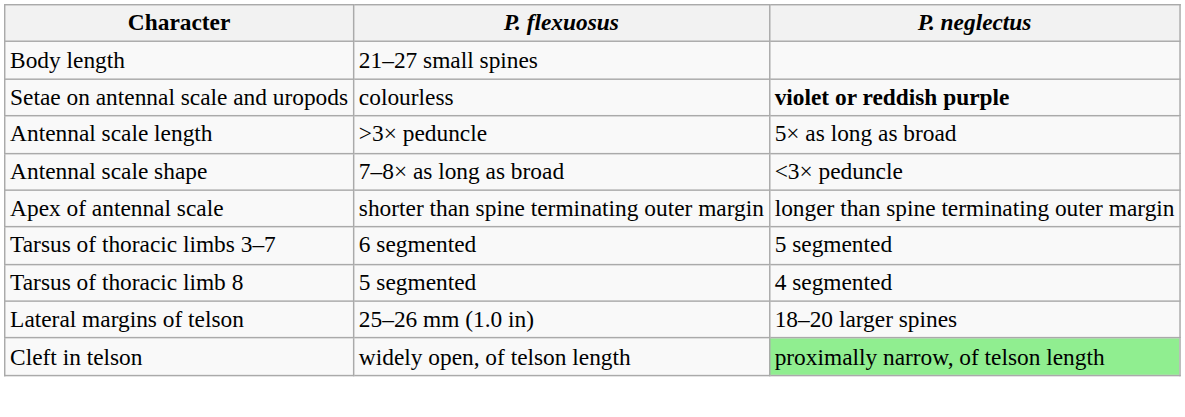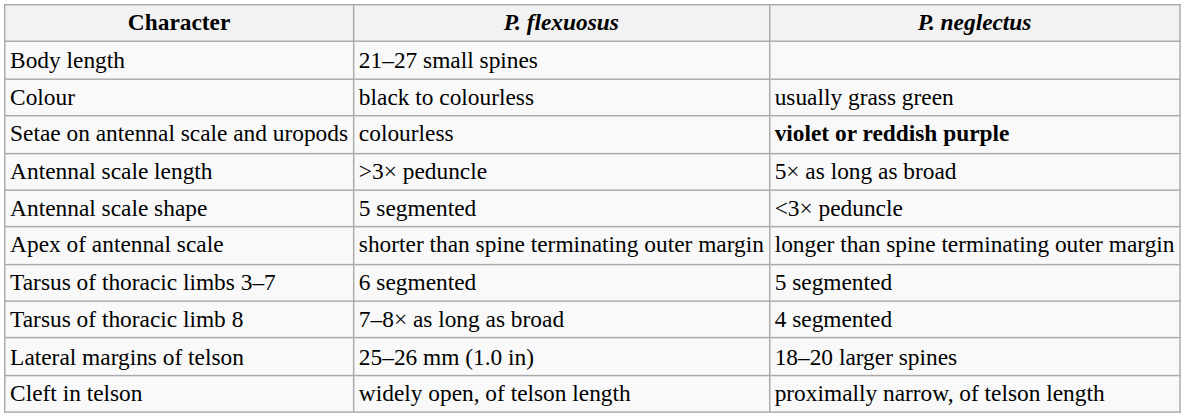+ row: (43, 97)
(461, 171) 7–8× as long as broad -> (418, 208) 5 segmented
(418, 282) 5 segmented -> (461, 319) 7–8× as long as broad
(940, 356) lightgreen background -> (940, 393) no background
